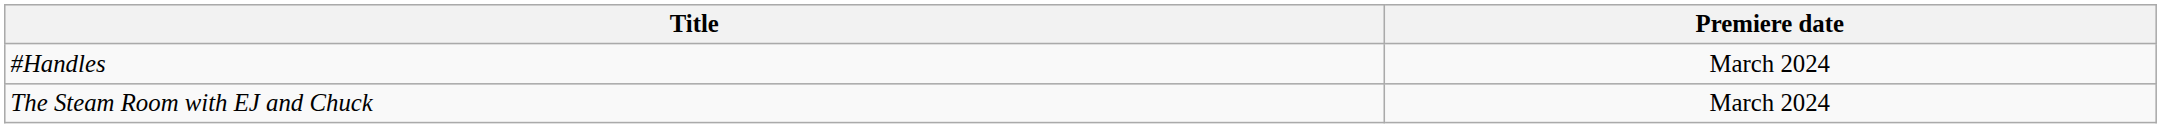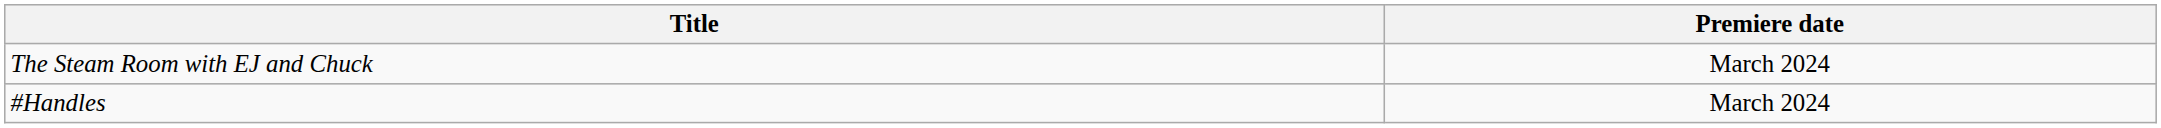rows swapped: (58, 63) <-> (192, 102)
